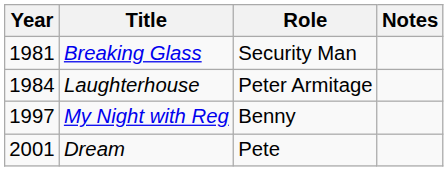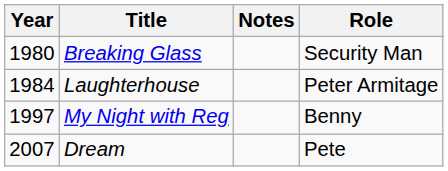columns swapped: (305, 20) <-> (410, 20)
(32, 52) 1981 -> (32, 52) 1980
(32, 149) 2001 -> (32, 149) 2007
